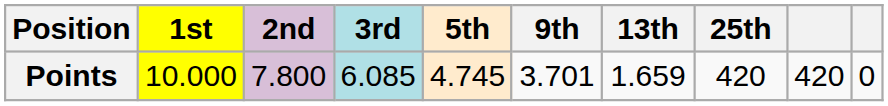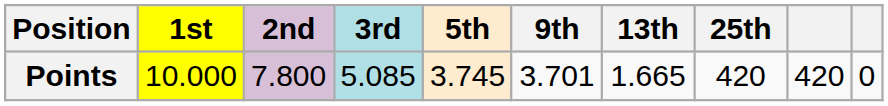(378, 76) 6.085 -> (378, 76) 5.085
(468, 76) 4.745 -> (468, 76) 3.745
(648, 76) 1.659 -> (648, 76) 1.665
